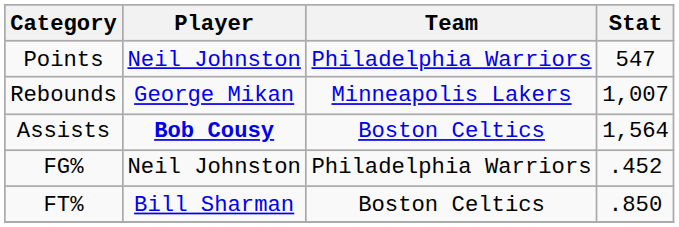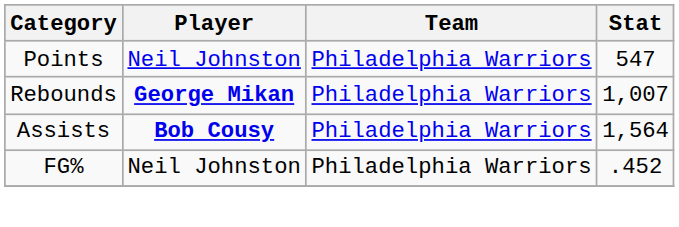(214, 95) normal -> (214, 95) bold
(452, 95) Minneapolis Lakers -> (452, 95) Philadelphia Warriors
(452, 132) Boston Celtics -> (452, 132) Philadelphia Warriors
- row: (64, 204)
